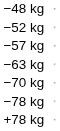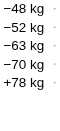- row: (24, 46)
- row: (24, 101)
